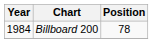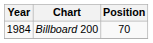(124, 30) 78 -> (124, 30) 70
